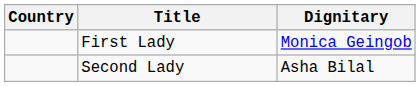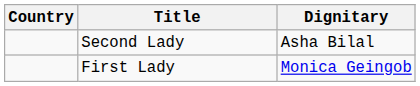rows swapped: (128, 43) <-> (133, 68)
